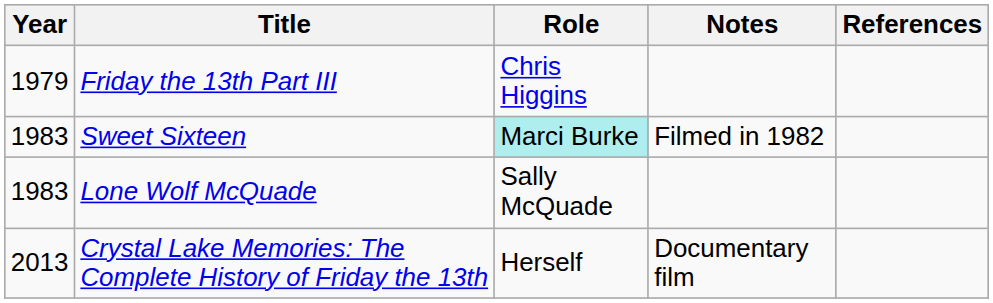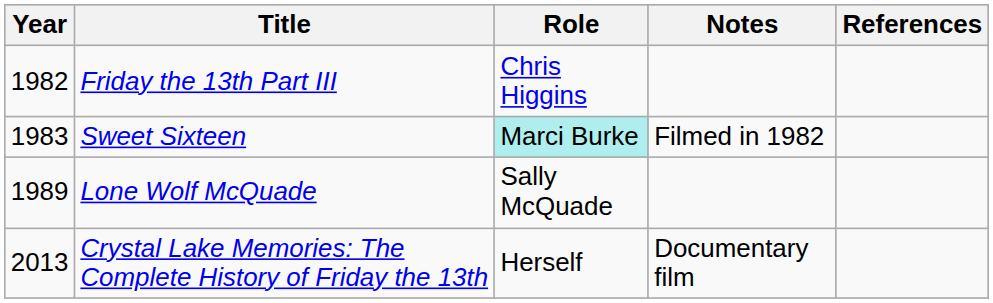(40, 80) 1979 -> (40, 80) 1982
(40, 192) 1983 -> (40, 192) 1989
